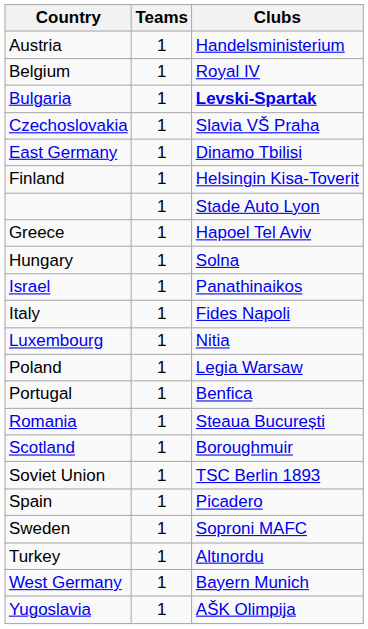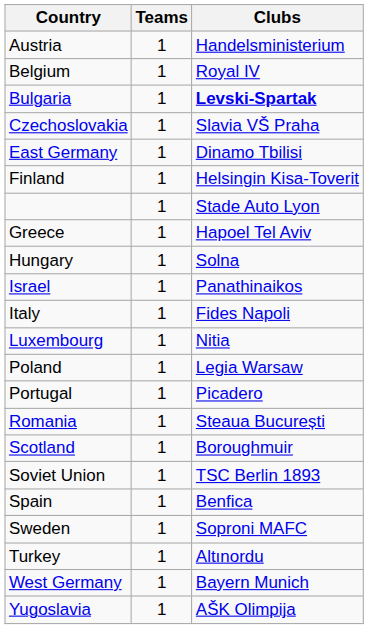(224, 394) Benfica -> (229, 394) Picadero
(229, 502) Picadero -> (224, 502) Benfica
